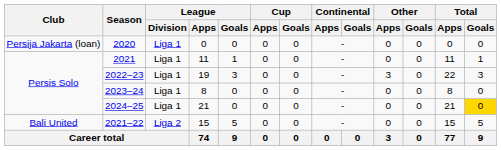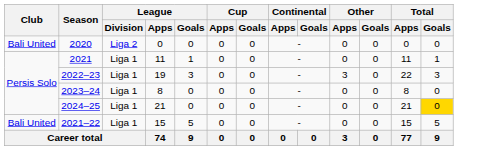(53, 43) Persija Jakarta (loan) -> (32, 43) Bali United
(167, 43) Liga 1 -> (124, 43) Liga 2
(167, 122) Liga 2 -> (124, 122) Liga 1
